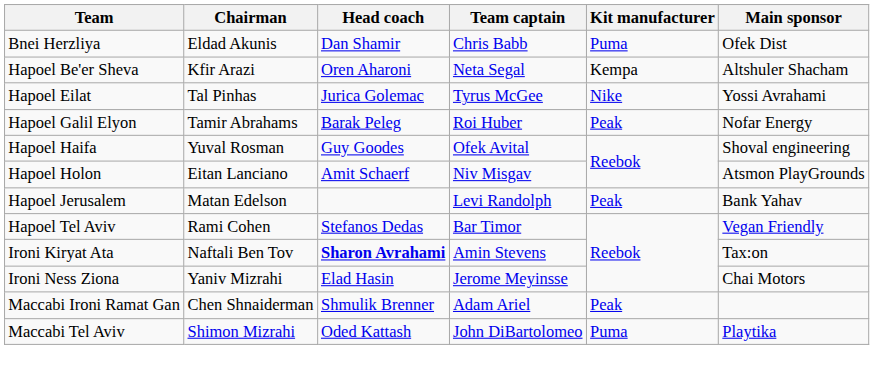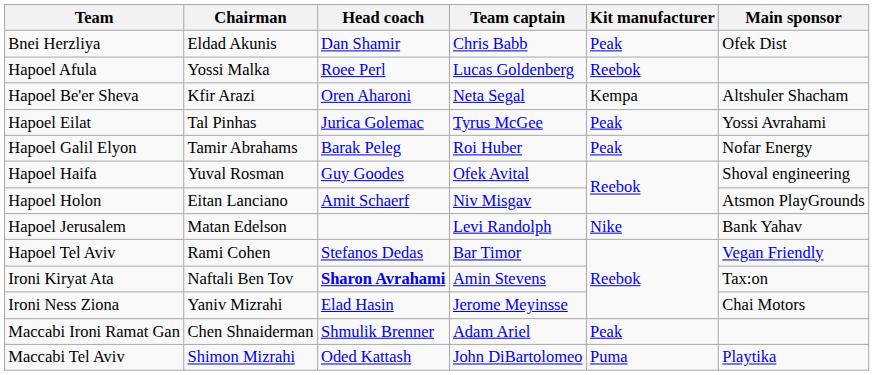(609, 43) Puma -> (606, 43) Peak
+ row: (52, 69)
(606, 95) Nike -> (606, 122) Peak
(606, 200) Peak -> (606, 226) Nike
